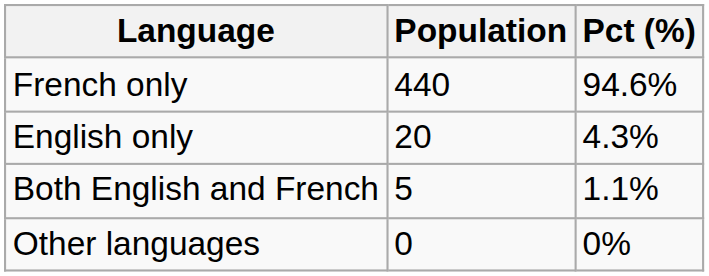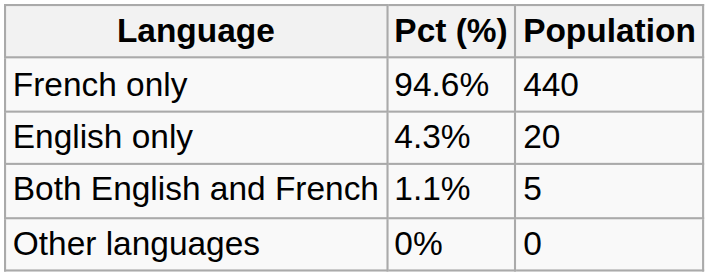columns swapped: (481, 31) <-> (639, 31)
